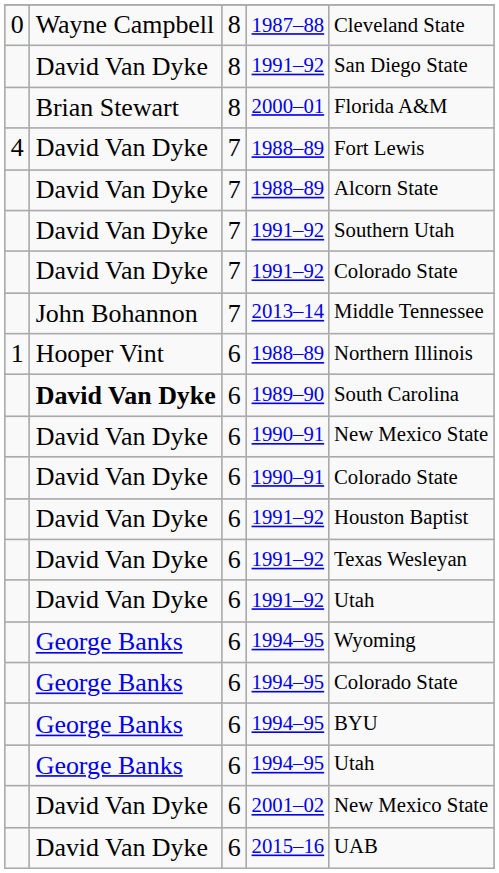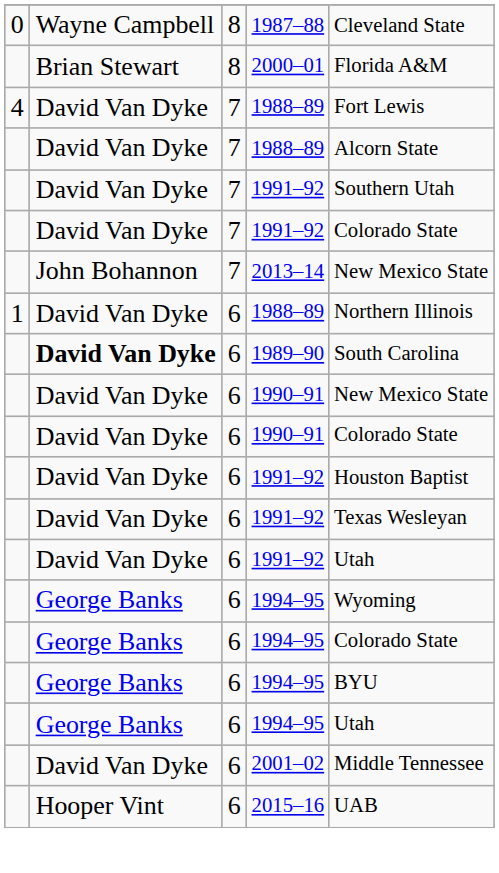- row: (234, 66)
(409, 312) Middle Tennessee -> (411, 271) New Mexico State
(100, 353) Hooper Vint -> (122, 312) David Van Dyke
(411, 806) New Mexico State -> (409, 764) Middle Tennessee
(122, 847) David Van Dyke -> (100, 806) Hooper Vint
